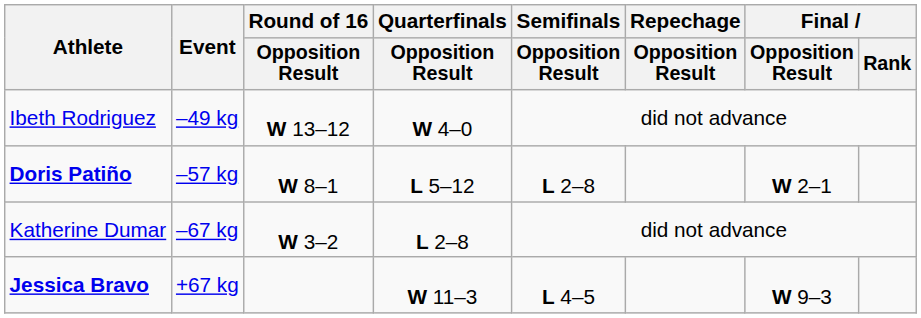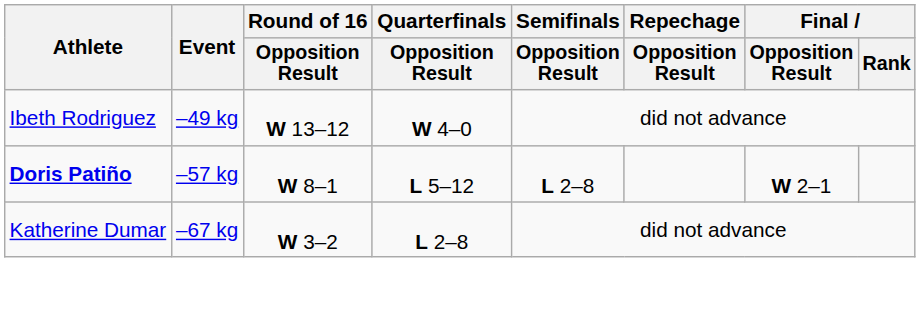- row: (79, 286)
